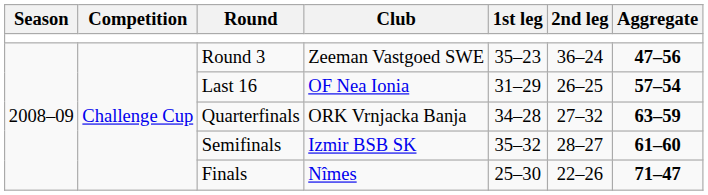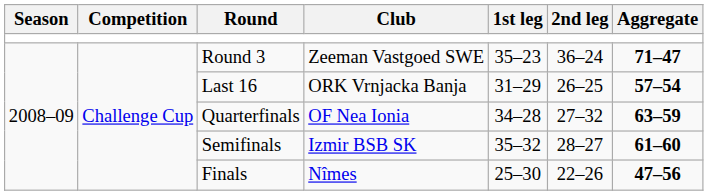(658, 57) 47–56 -> (658, 57) 71–47
(359, 86) OF Nea Ionia -> (387, 86) ORK Vrnjacka Banja
(387, 116) ORK Vrnjacka Banja -> (359, 116) OF Nea Ionia
(658, 174) 71–47 -> (658, 174) 47–56
